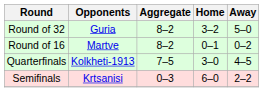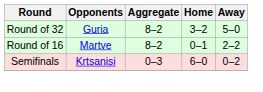(243, 45) 0–2 -> (231, 45) 2–2
- row: (36, 62)
(243, 78) 2–2 -> (231, 62) 0–2
